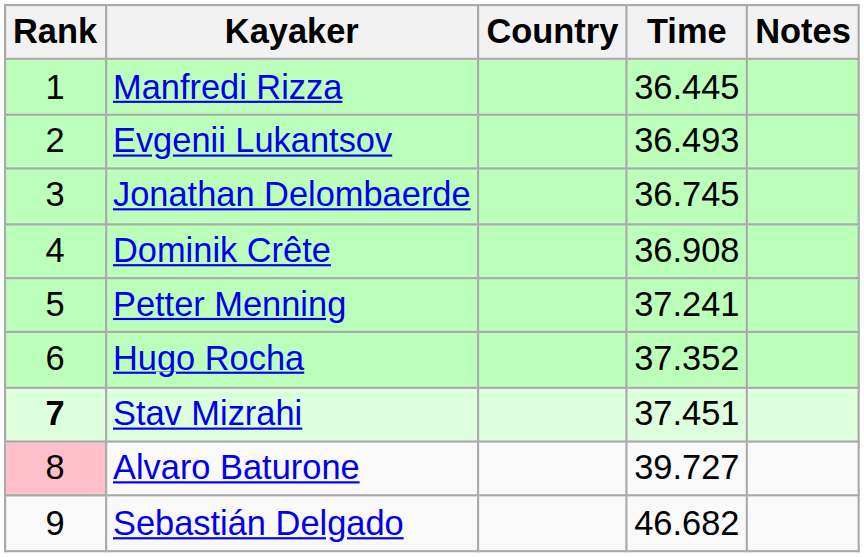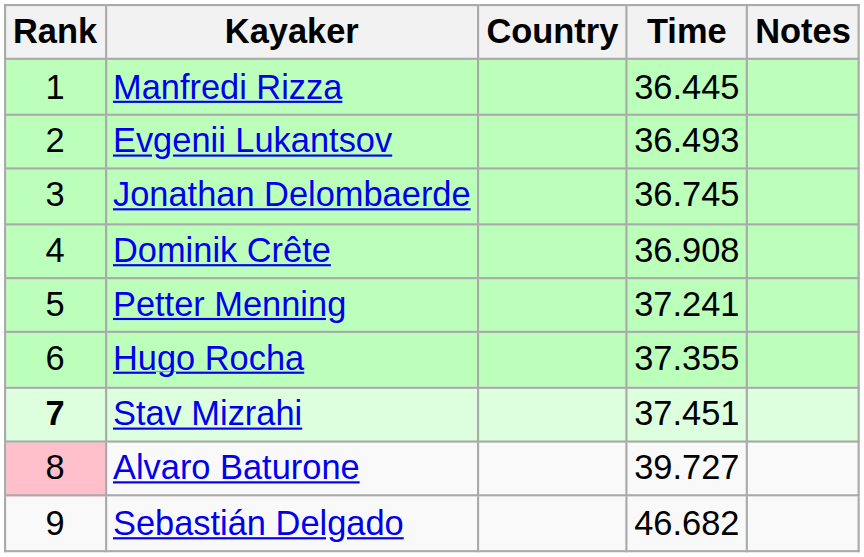(687, 359) 37.352 -> (687, 359) 37.355
